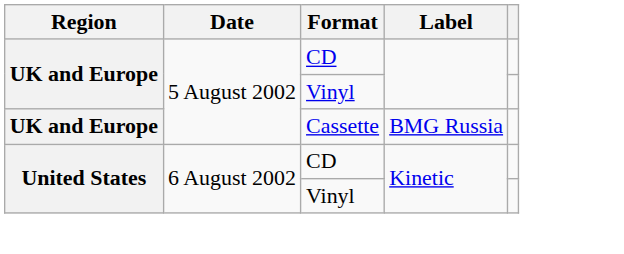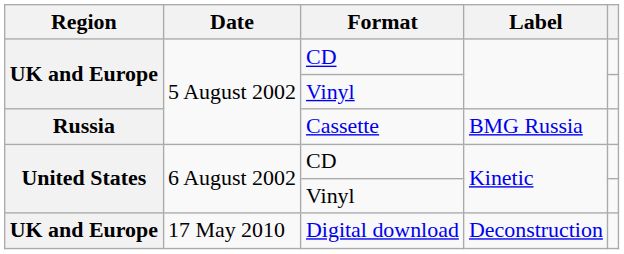(84, 126) UK and Europe -> (84, 126) Russia
+ row: (382, 230)
